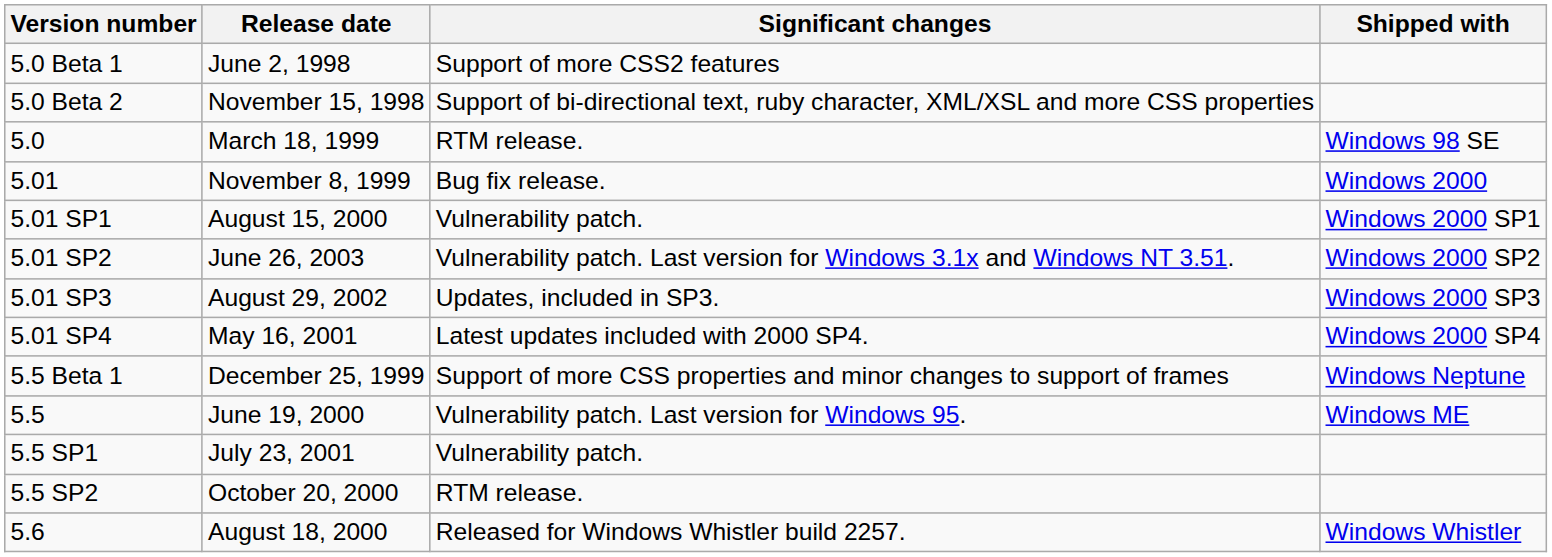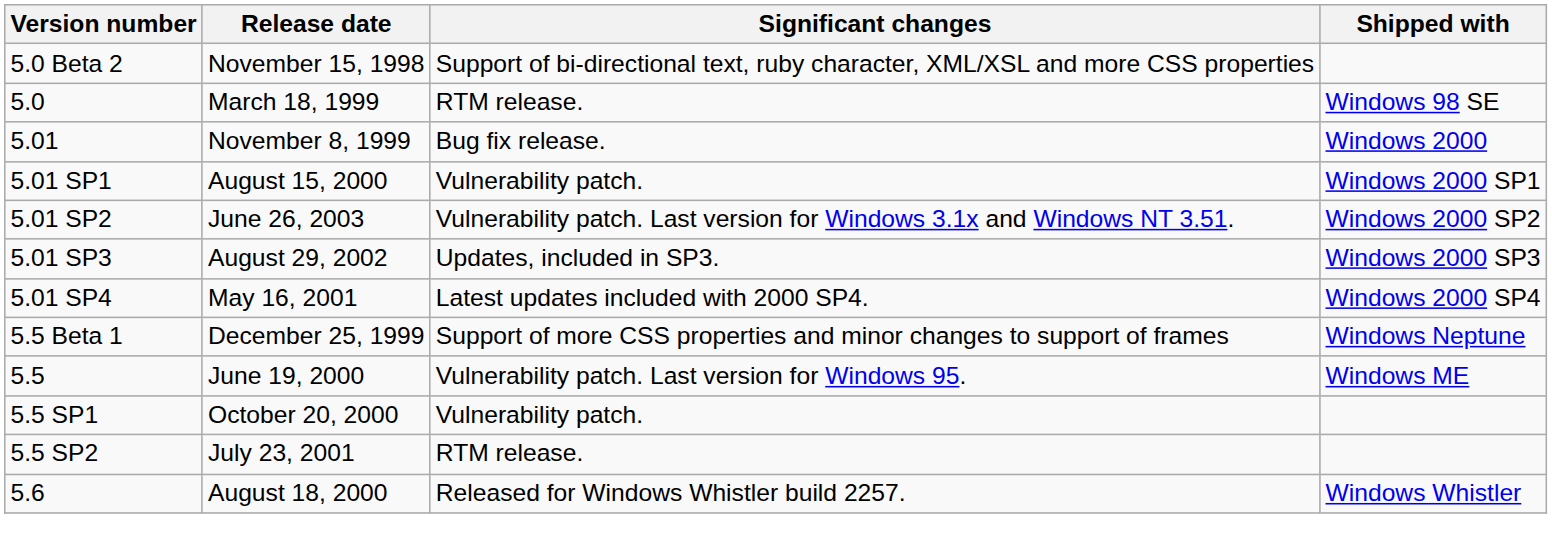- row: (67, 63)
(281, 453) July 23, 2001 -> (303, 414) October 20, 2000
(303, 492) October 20, 2000 -> (281, 453) July 23, 2001
